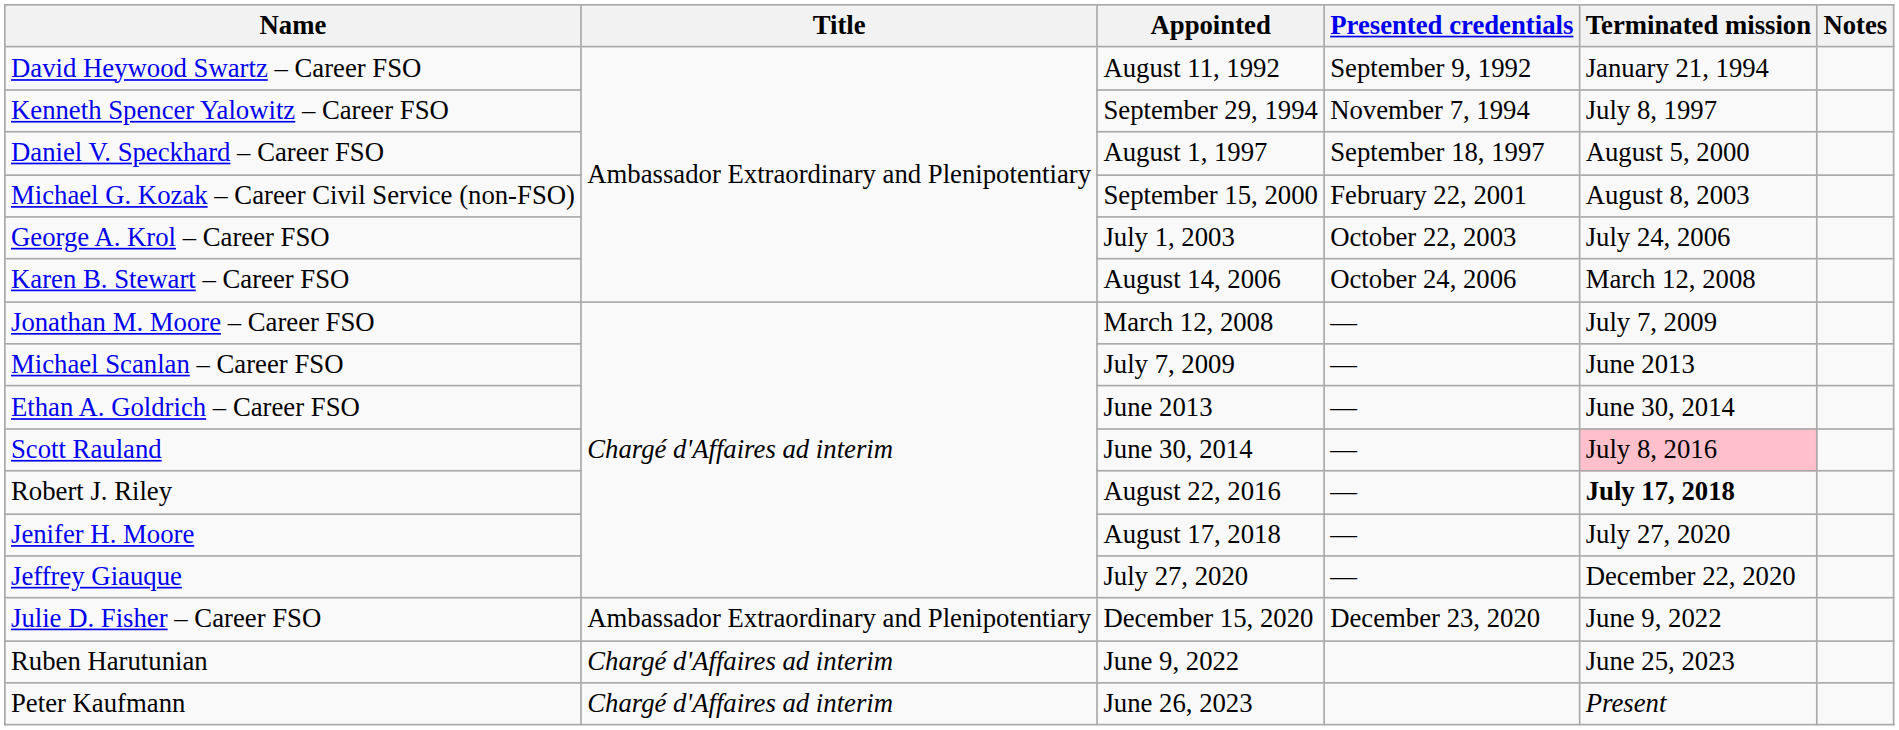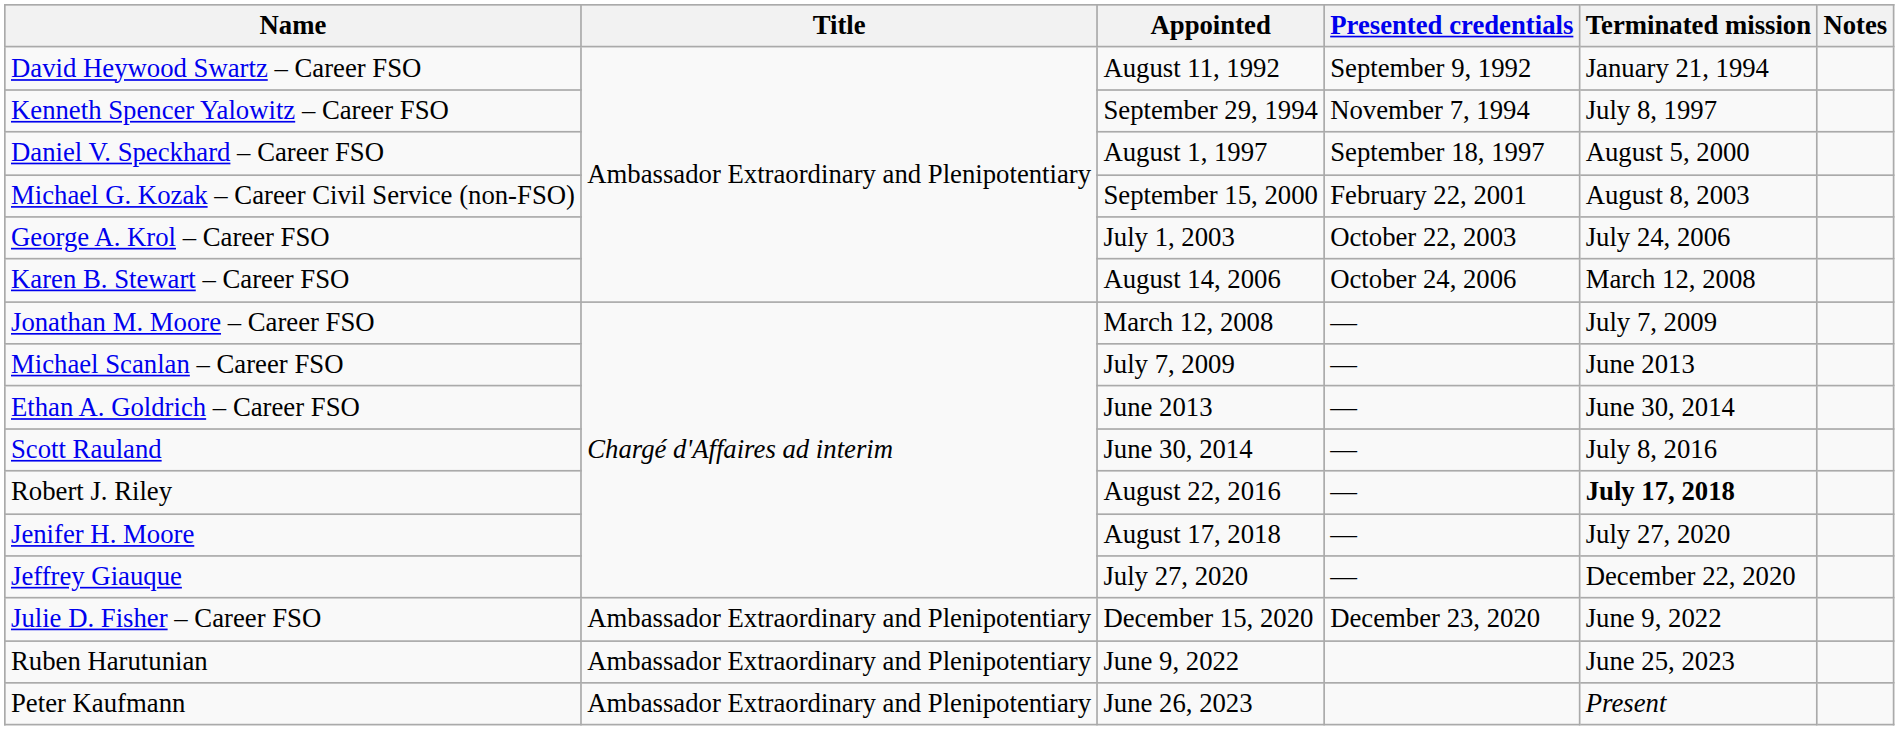(1651, 449) pink background -> (1651, 449) no background
(740, 661) Chargé d'Affaires ad interim -> (839, 661) Ambassador Extraordinary and Plenipotentiary
(740, 703) Chargé d'Affaires ad interim -> (839, 703) Ambassador Extraordinary and Plenipotentiary
